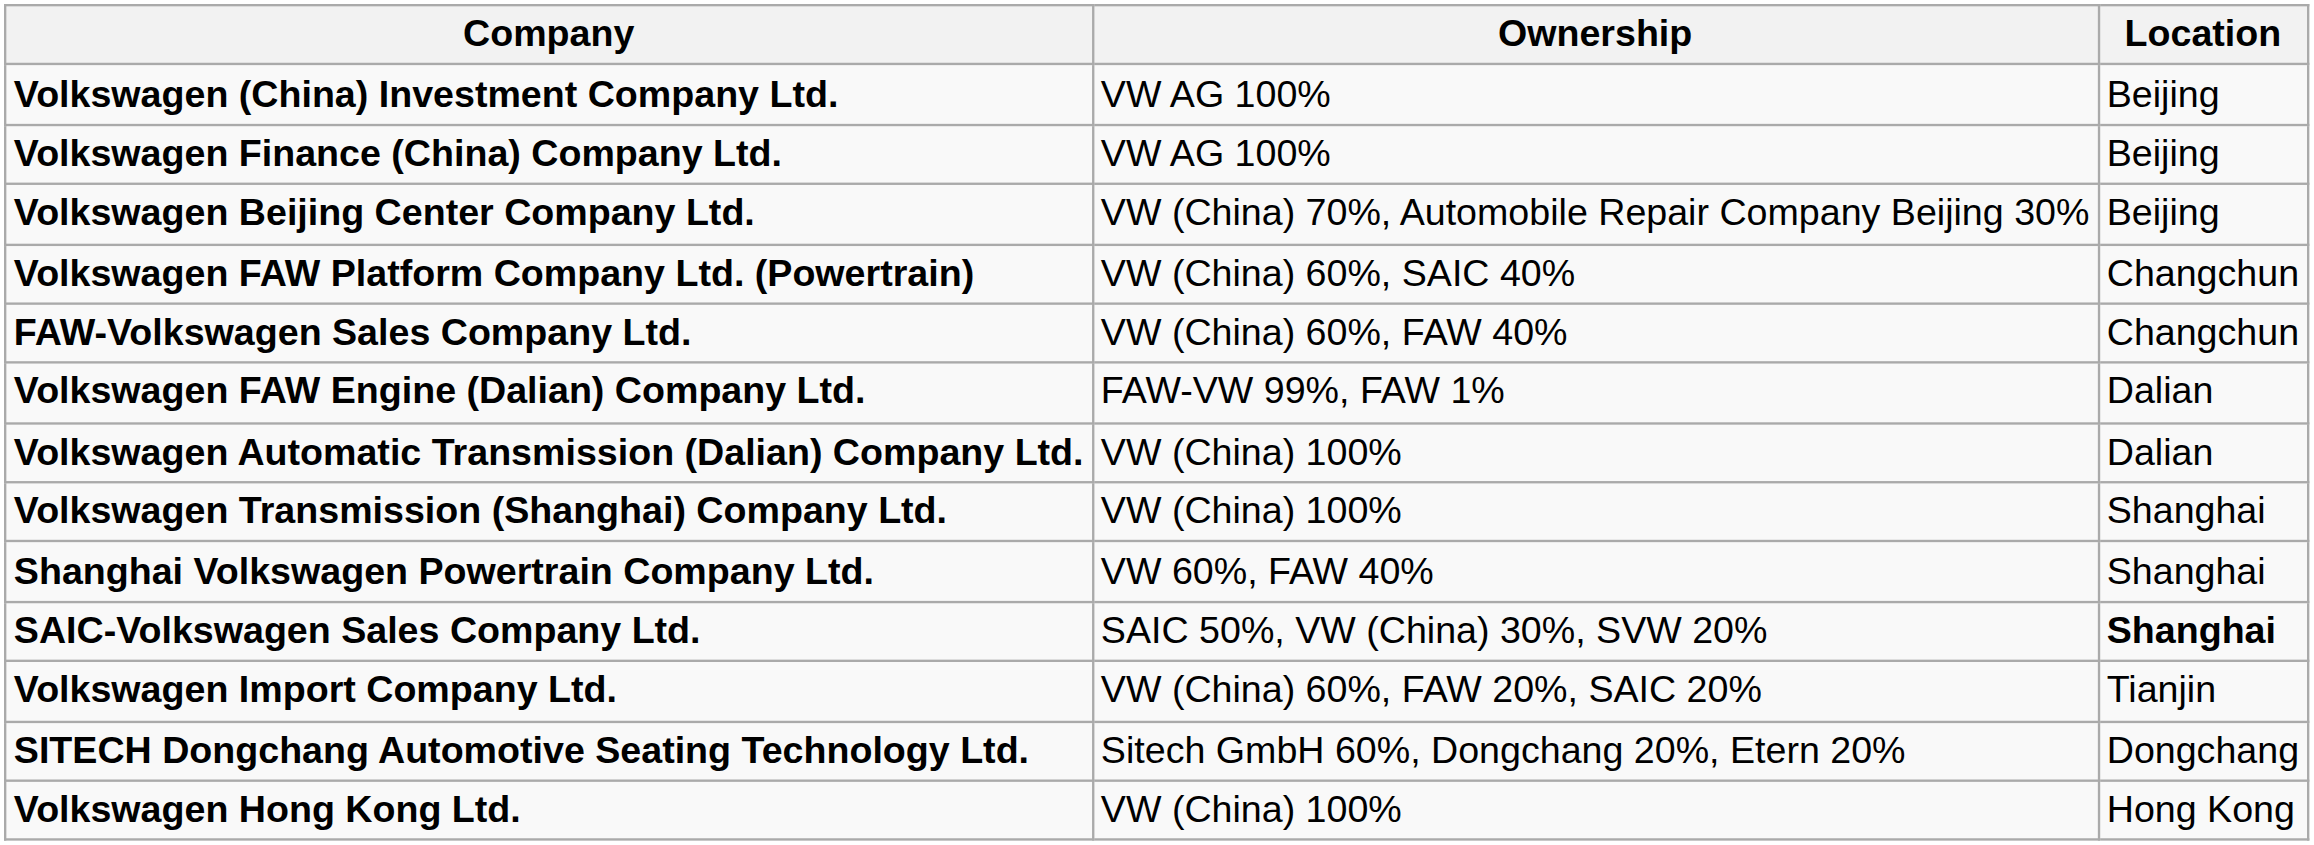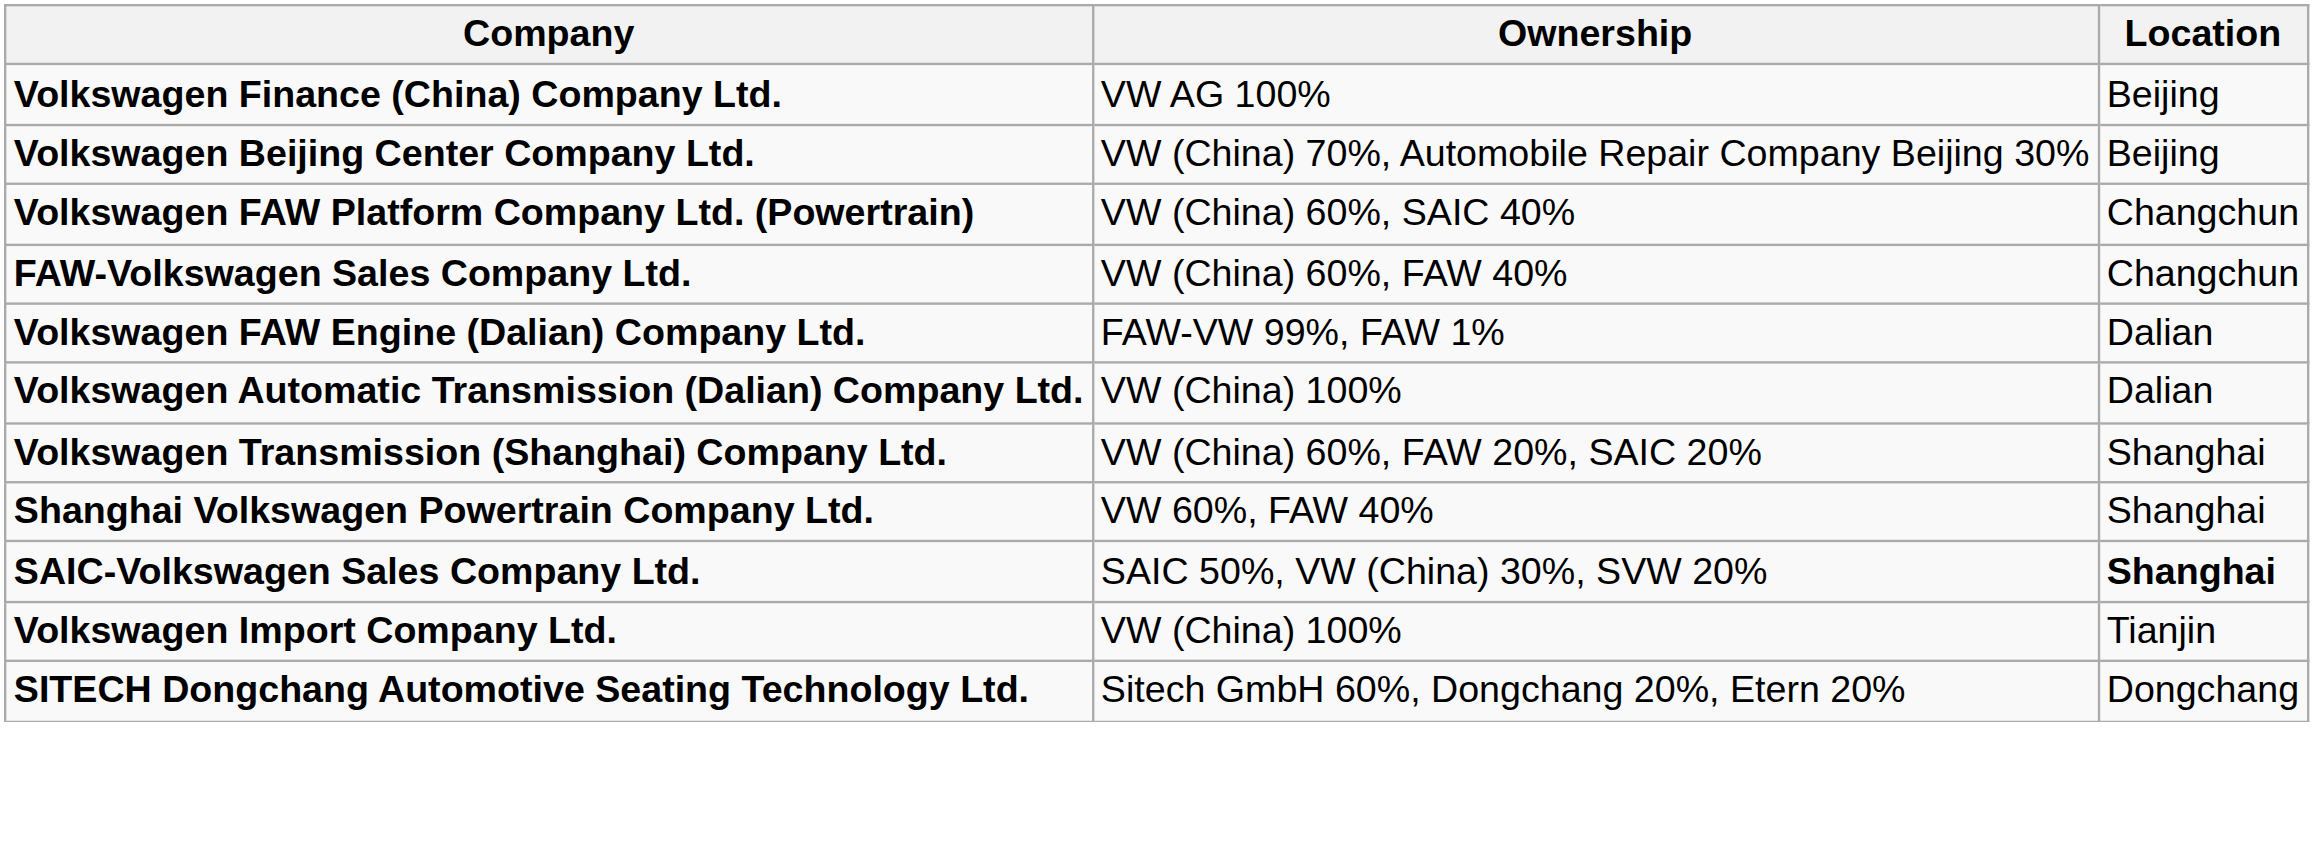- row: (426, 93)
(1251, 511) VW (China) 100% -> (1431, 451) VW (China) 60%, FAW 20%, SAIC 20%
(1431, 690) VW (China) 60%, FAW 20%, SAIC 20% -> (1251, 630) VW (China) 100%
- row: (267, 809)
